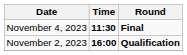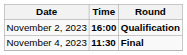rows swapped: (47, 43) <-> (47, 27)
